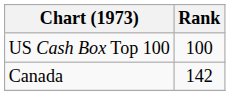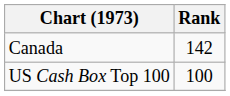rows swapped: (36, 76) <-> (89, 47)
